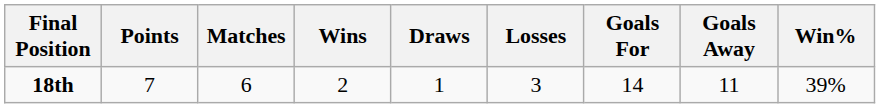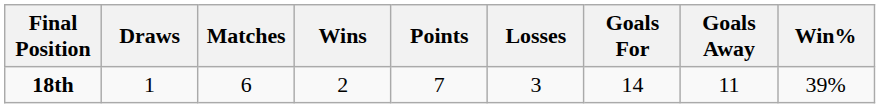columns swapped: (150, 35) <-> (439, 35)
